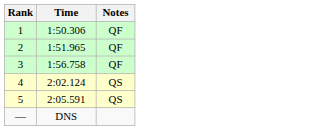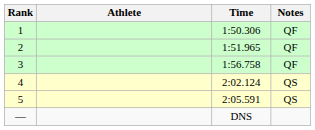+ column: (124, 13)
